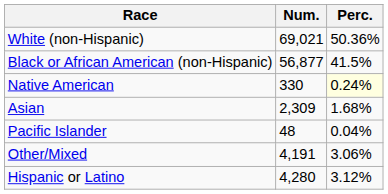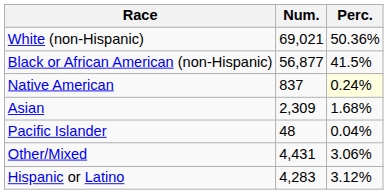(291, 85) 330 -> (291, 85) 837
(297, 154) 4,191 -> (297, 154) 4,431
(297, 177) 4,280 -> (297, 177) 4,283
